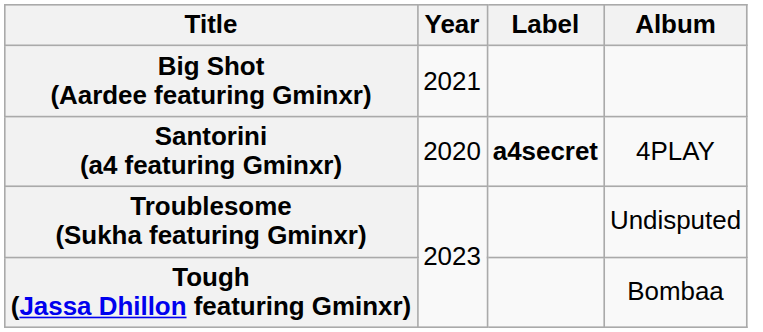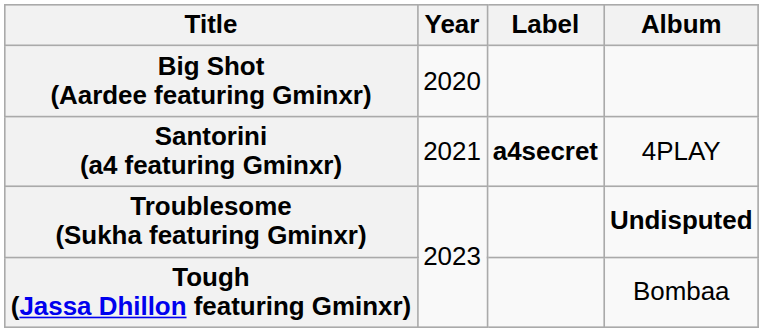(452, 80) 2021 -> (452, 80) 2020
(452, 151) 2020 -> (452, 151) 2021
(676, 221) normal -> (681, 221) bold
